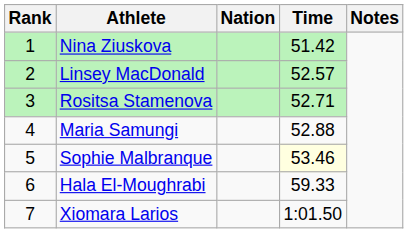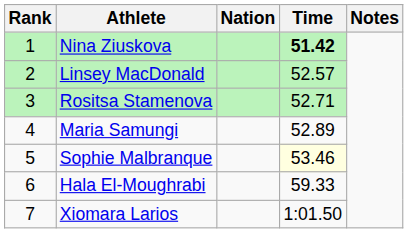(313, 46) normal -> (313, 46) bold
(313, 130) 52.88 -> (313, 130) 52.89
